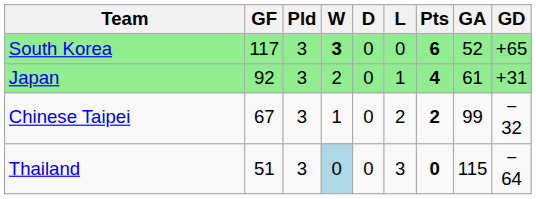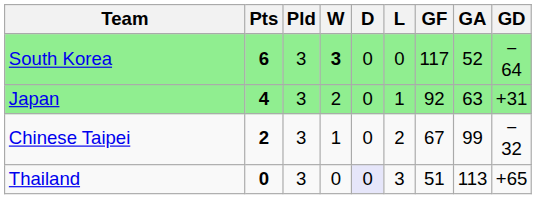columns swapped: (435, 19) <-> (264, 19)
(512, 48) +65 -> (512, 59) − 64
(473, 78) 61 -> (473, 98) 63
(337, 168) lightblue background -> (336, 178) no background
(368, 168) no background -> (368, 178) lavender background
(473, 168) 115 -> (473, 178) 113
(512, 168) − 64 -> (512, 178) +65
